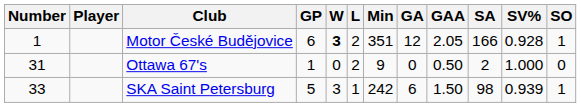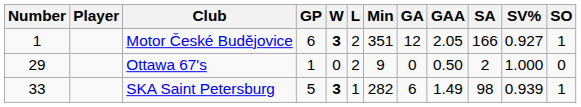(524, 41) 0.928 -> (524, 41) 0.927
(37, 65) 31 -> (37, 65) 29
(336, 89) normal -> (336, 89) bold
(380, 89) 242 -> (380, 89) 282
(448, 89) 1.50 -> (448, 89) 1.49
